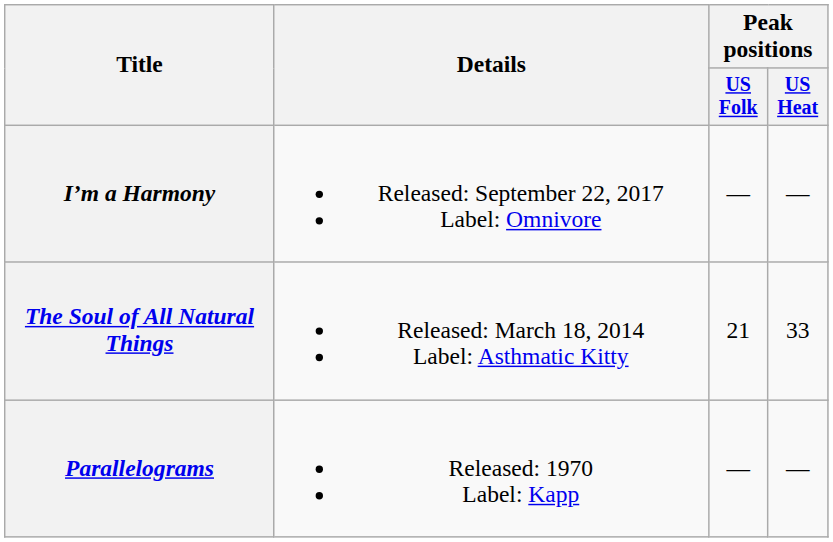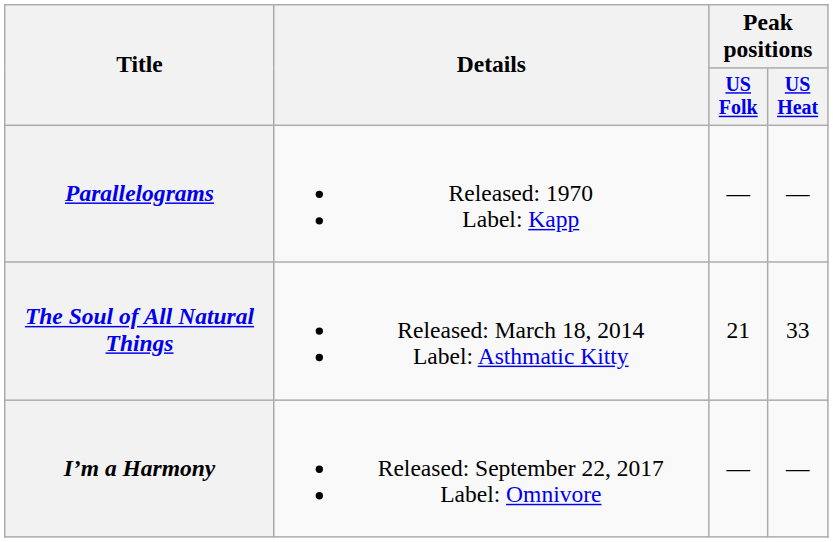rows swapped: (140, 467) <-> (140, 193)
